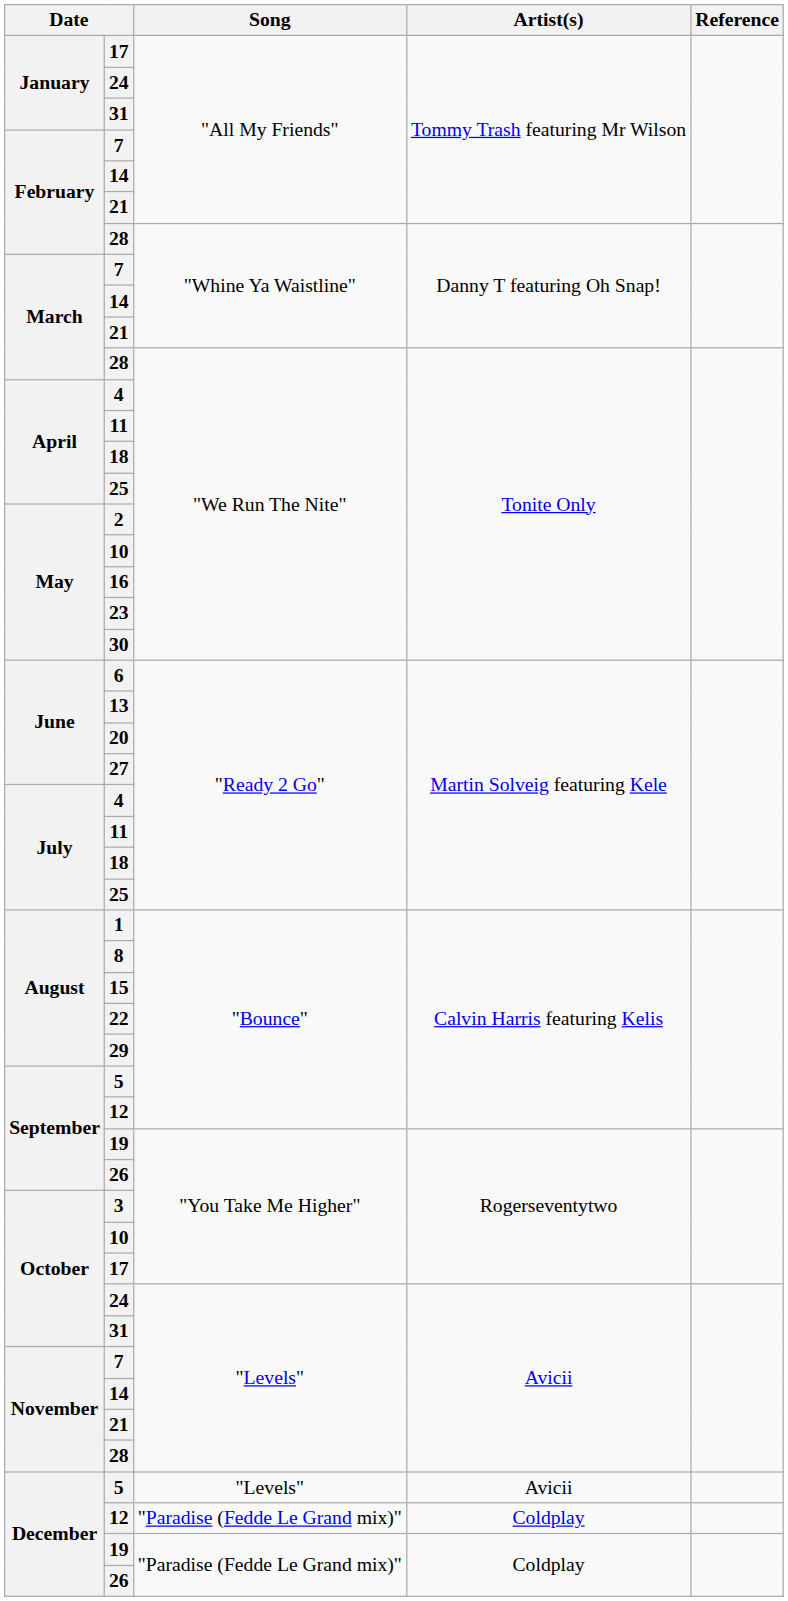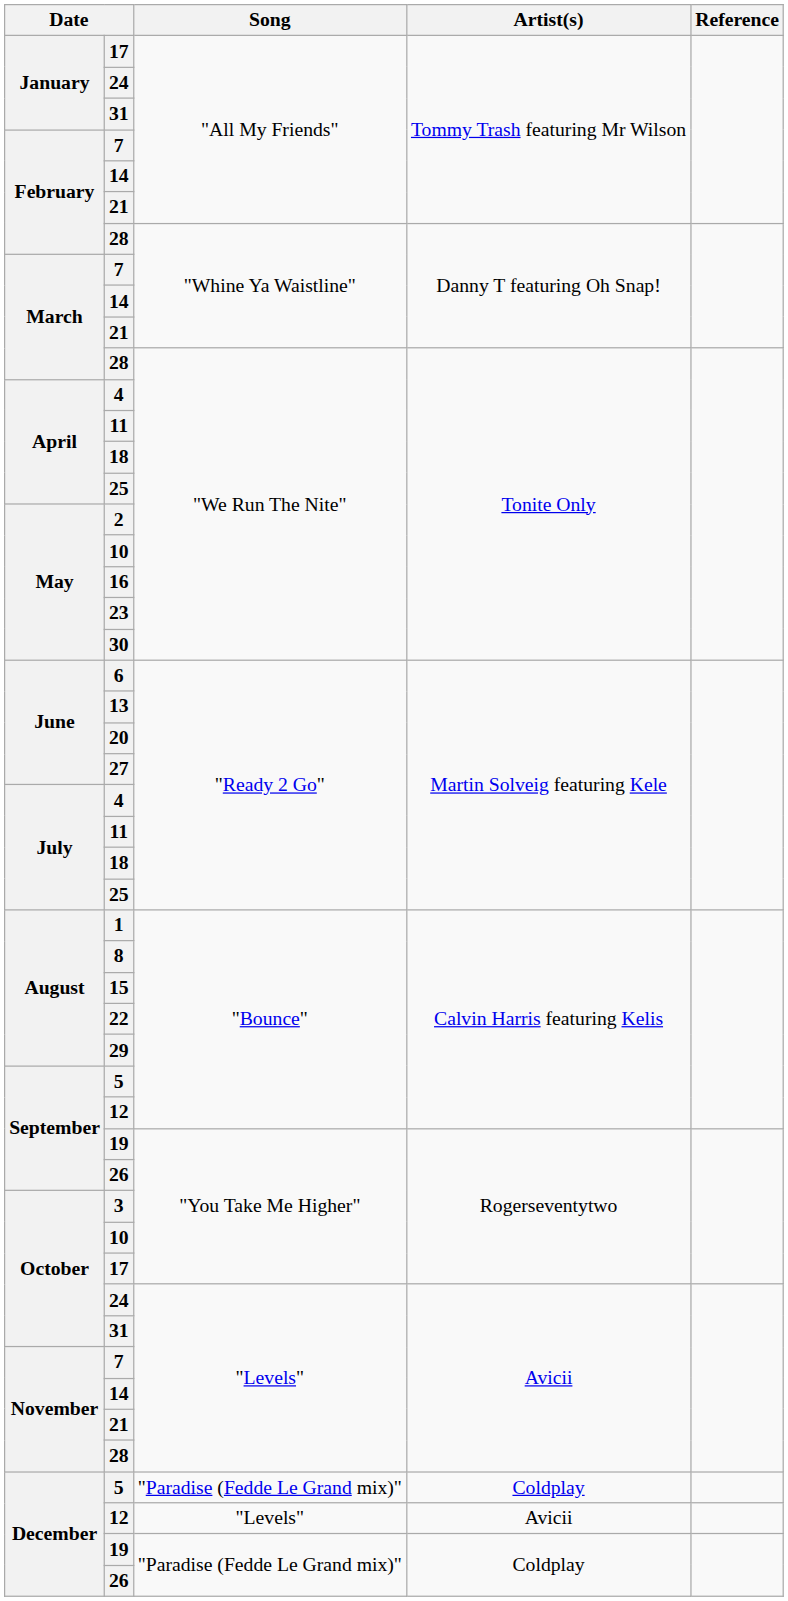(270, 1487) "Levels" -> (270, 1487) "Paradise (Fedde Le Grand mix)"
(549, 1487) Avicii -> (549, 1487) Coldplay
(270, 1518) "Paradise (Fedde Le Grand mix)" -> (270, 1518) "Levels"
(549, 1518) Coldplay -> (549, 1518) Avicii
